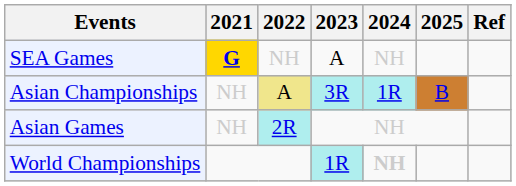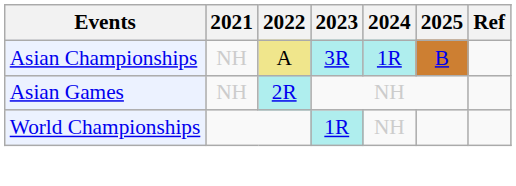- row: (62, 57)
(389, 163) bold -> (389, 127) normal
